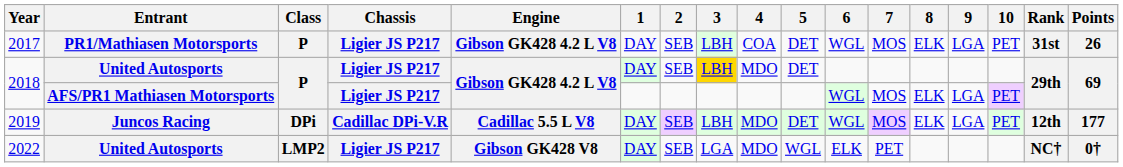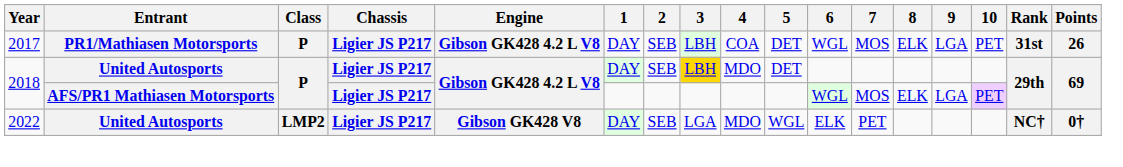- row: (24, 122)
